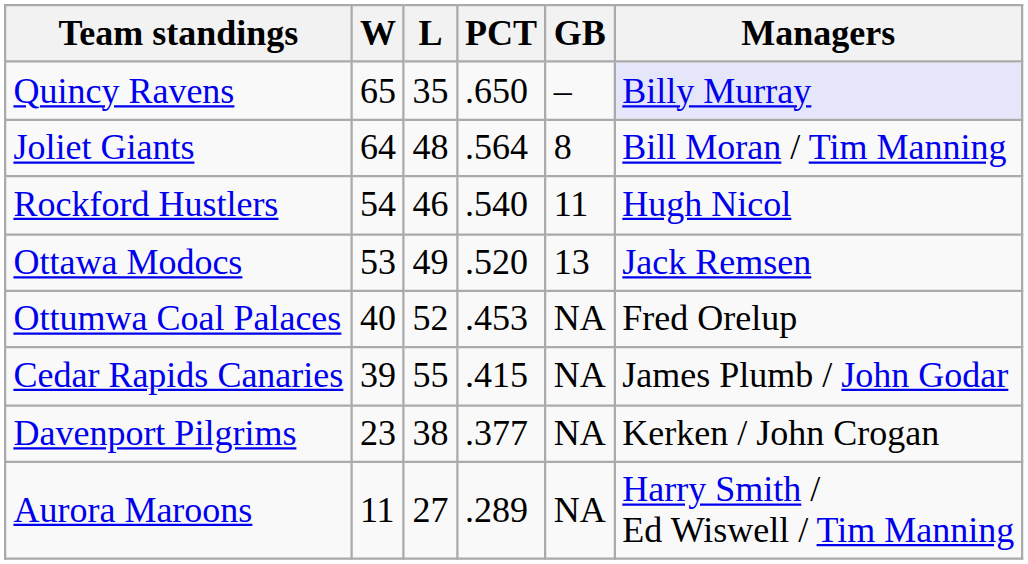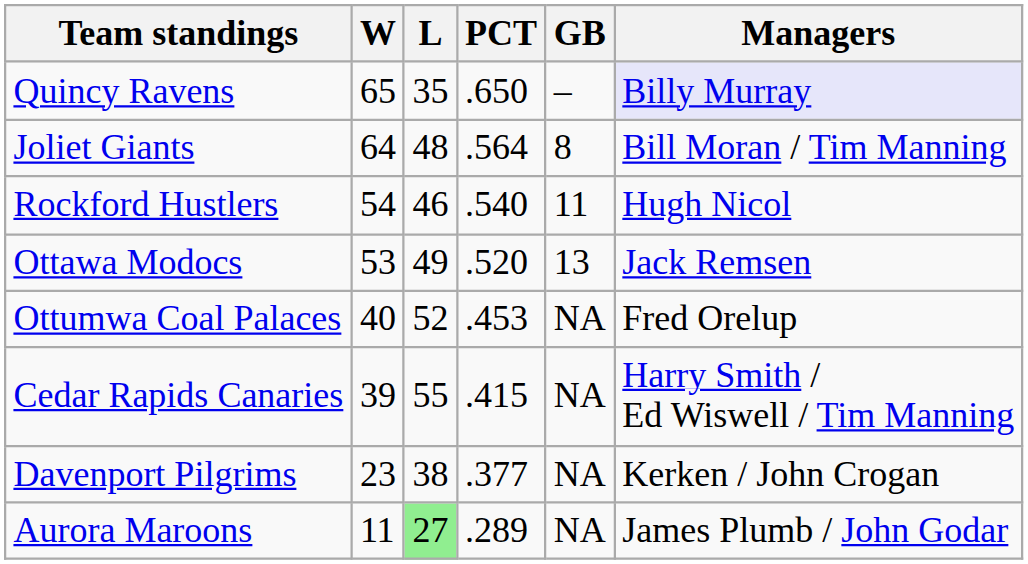(815, 375) James Plumb / John Godar -> (818, 395) Harry Smith / Ed Wiswell / Tim Manning
(431, 510) no background -> (431, 530) lightgreen background
(818, 510) Harry Smith / Ed Wiswell / Tim Manning -> (815, 530) James Plumb / John Godar
